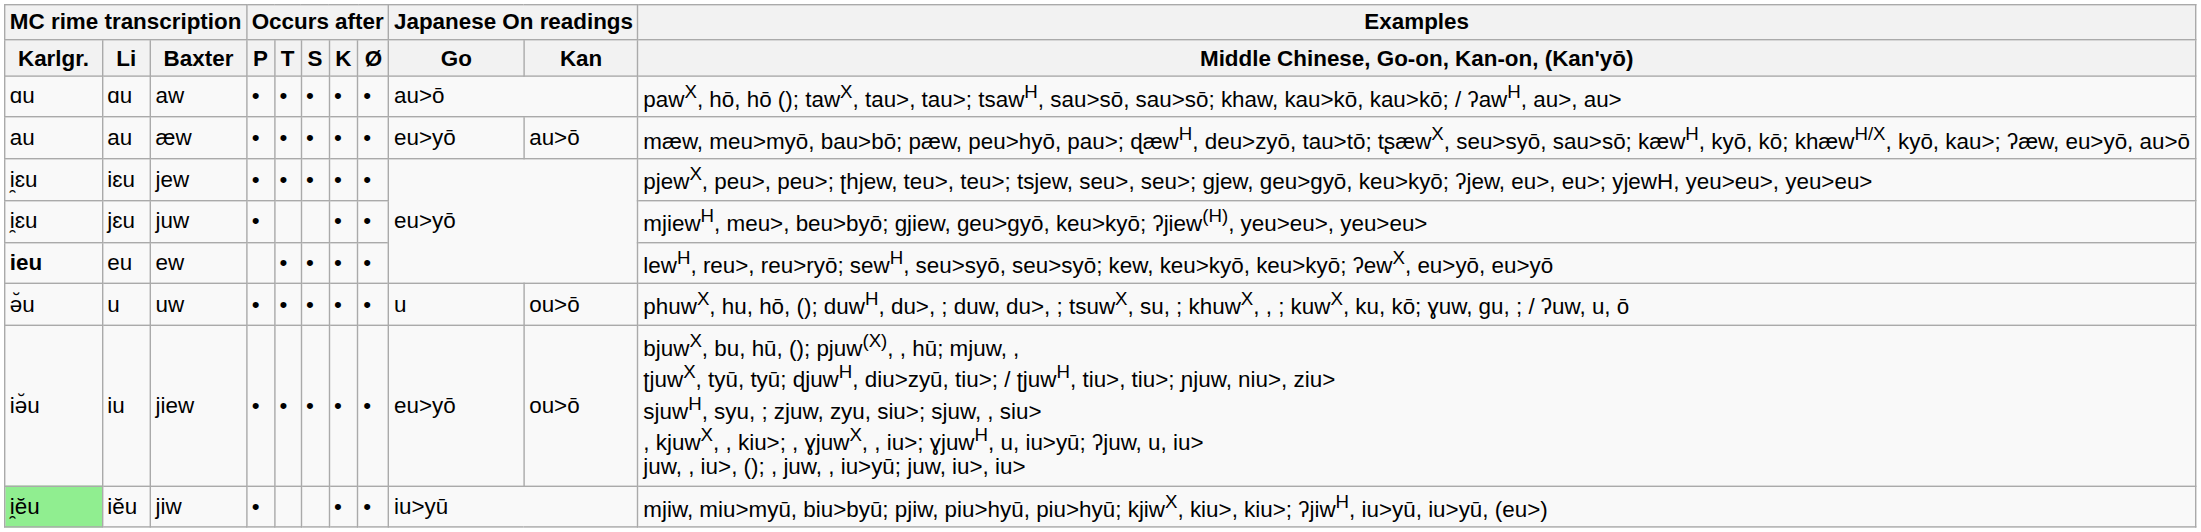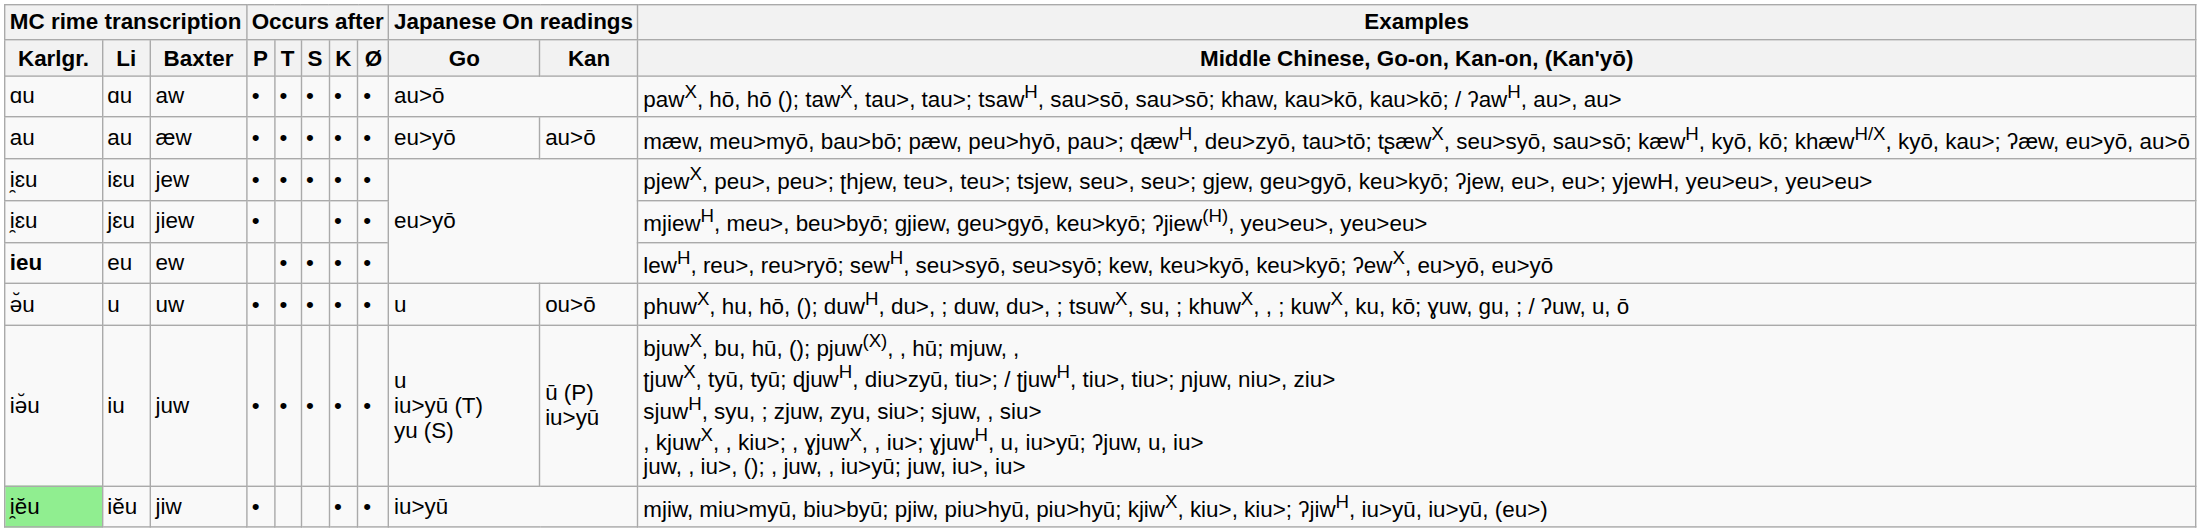(172, 221) juw -> (175, 221) jiew
(175, 405) jiew -> (172, 405) juw
(425, 405) eu>yō -> (438, 405) u iu>yū (T) yu (S)
(554, 405) ou>ō -> (572, 405) ū (P) iu>yū
